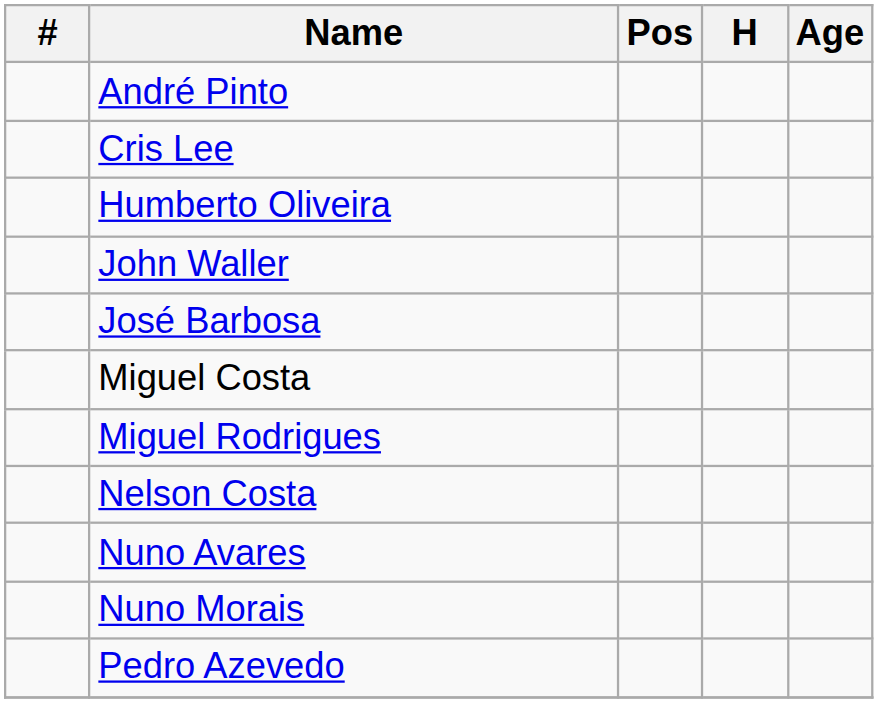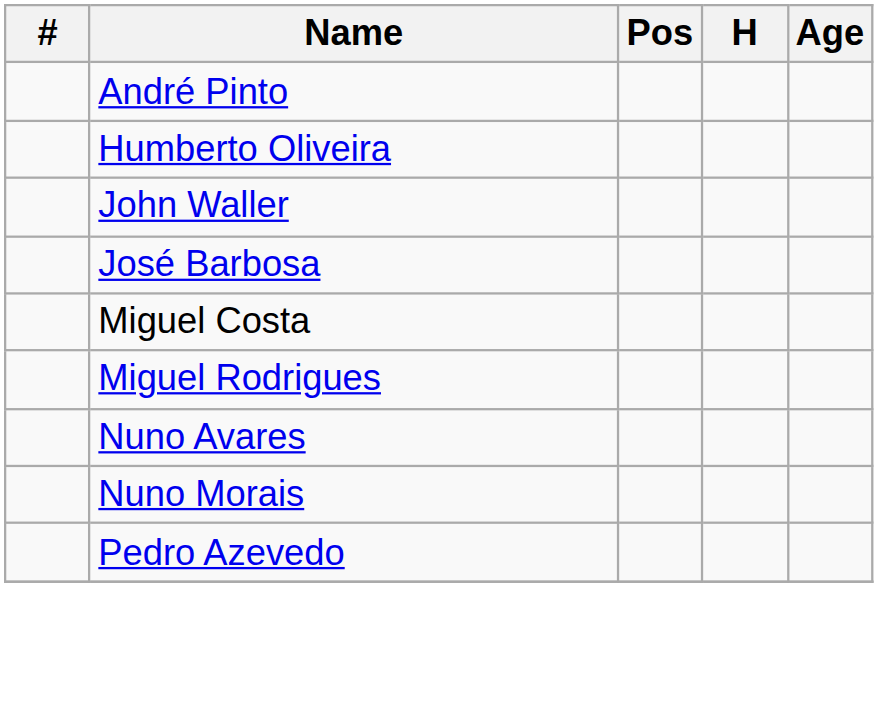- row: (166, 148)
- row: (207, 494)
